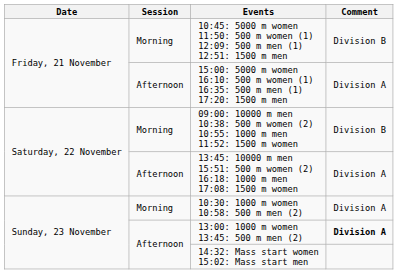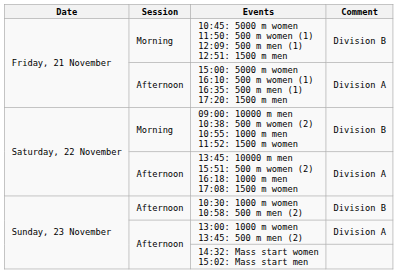(155, 208) Morning -> (160, 208) Afternoon
(360, 208) Division A -> (360, 208) Division B
(360, 232) bold -> (360, 232) normal
